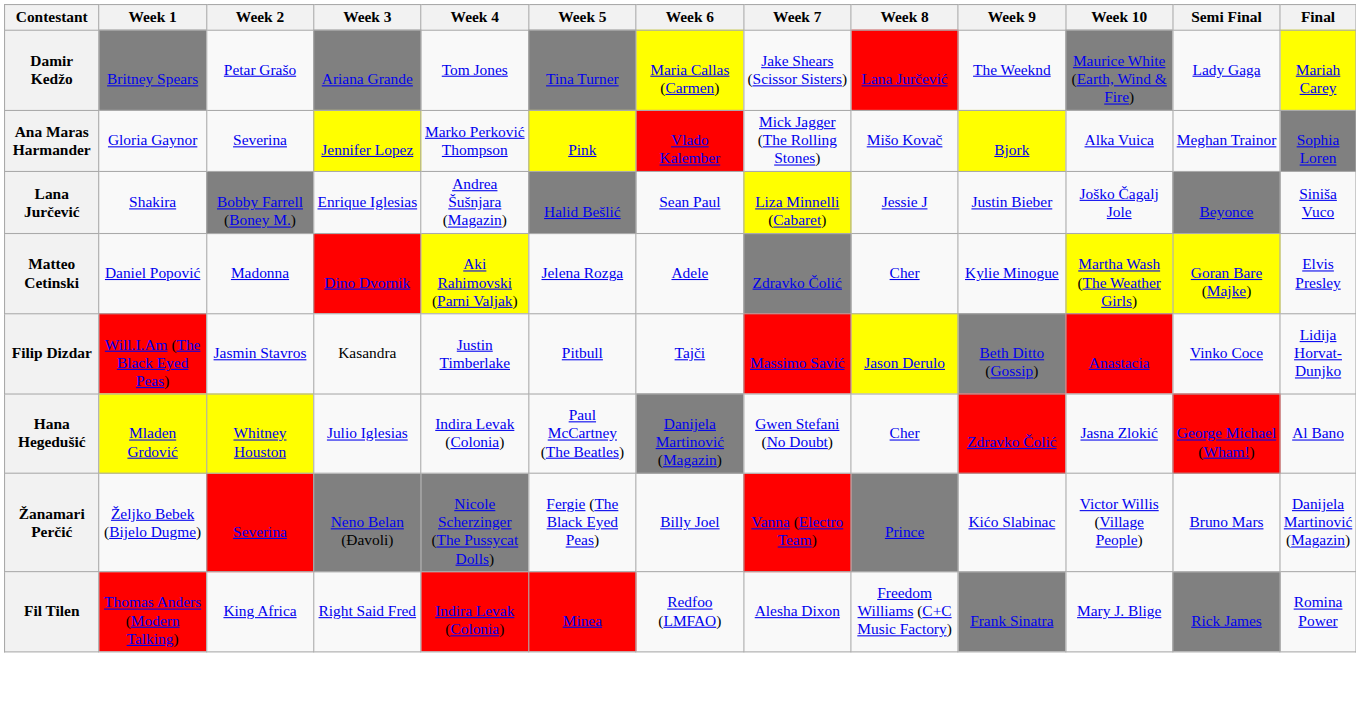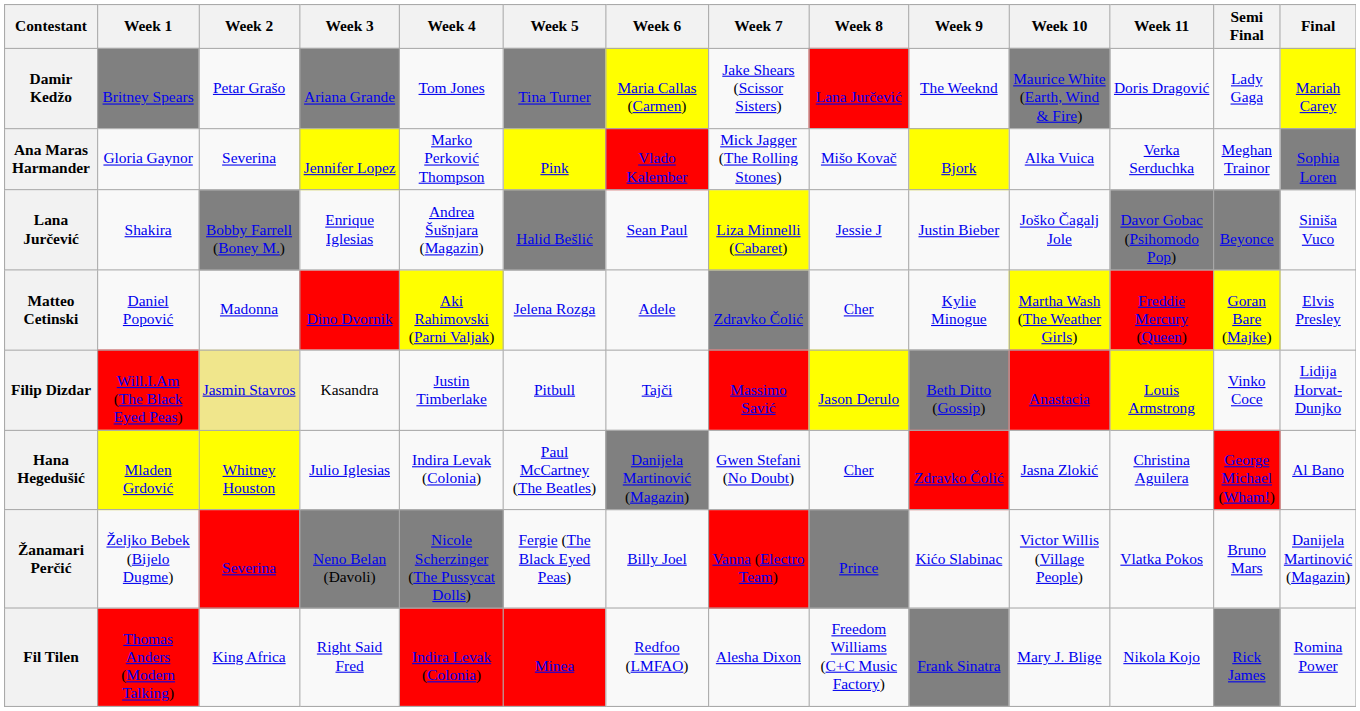+ column: (1162, 26)
(260, 353) no background -> (249, 390) khaki background
